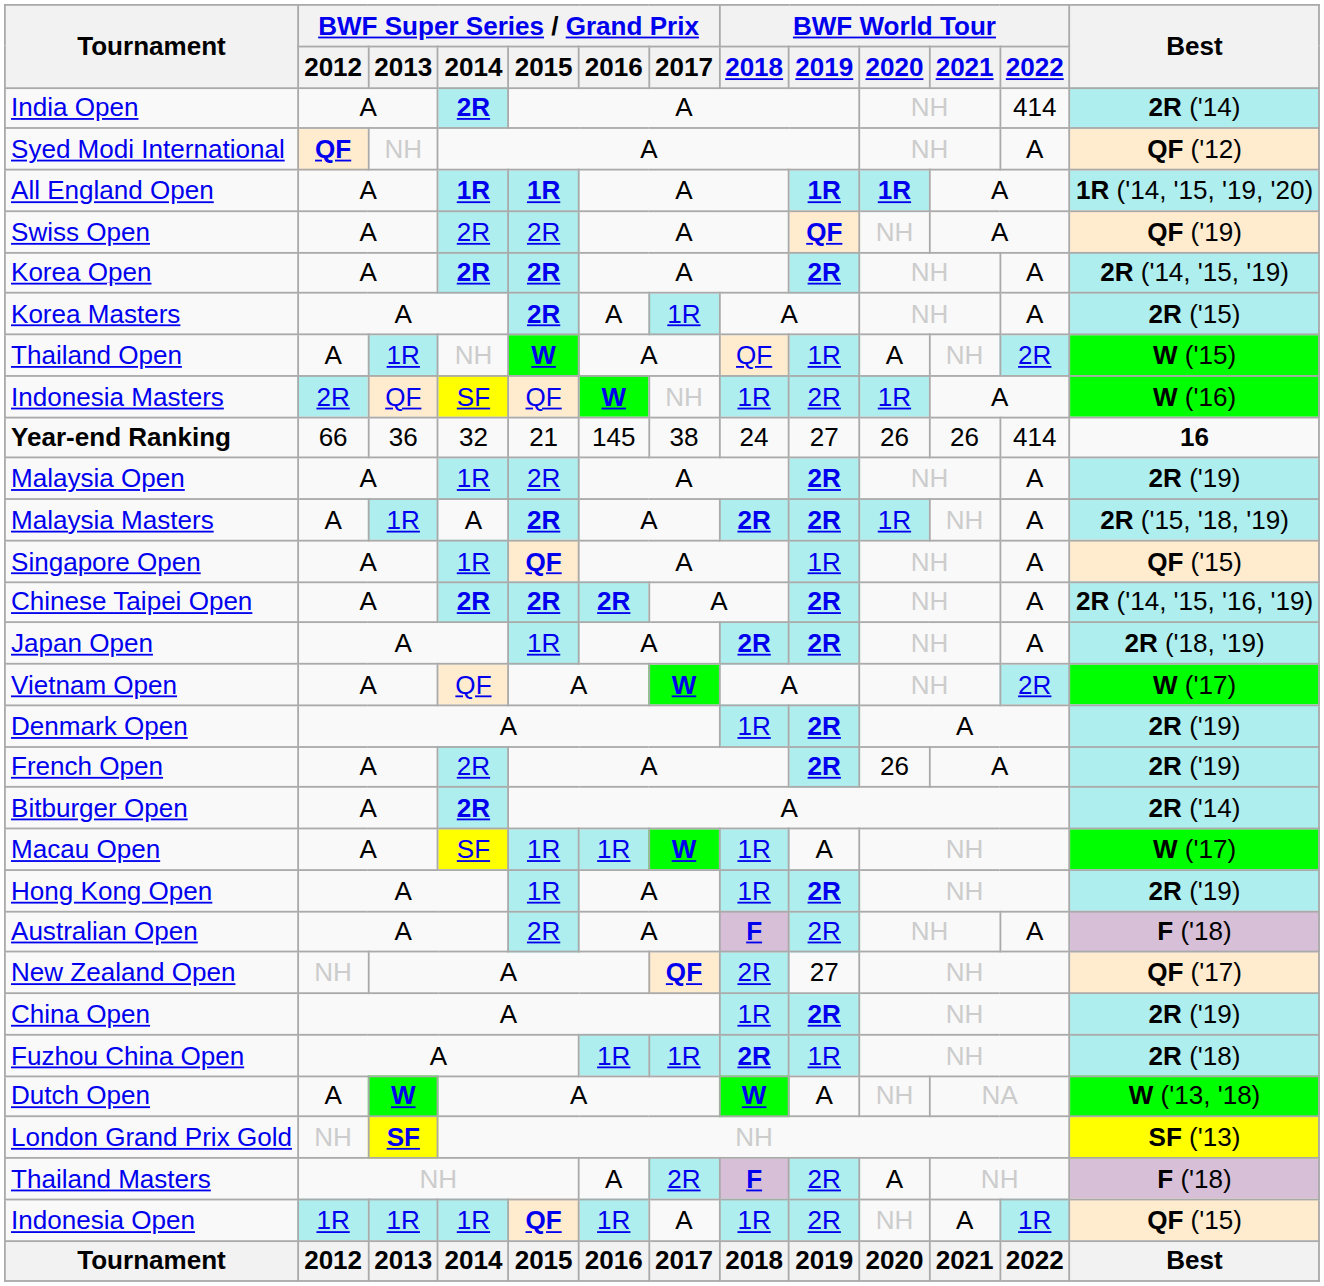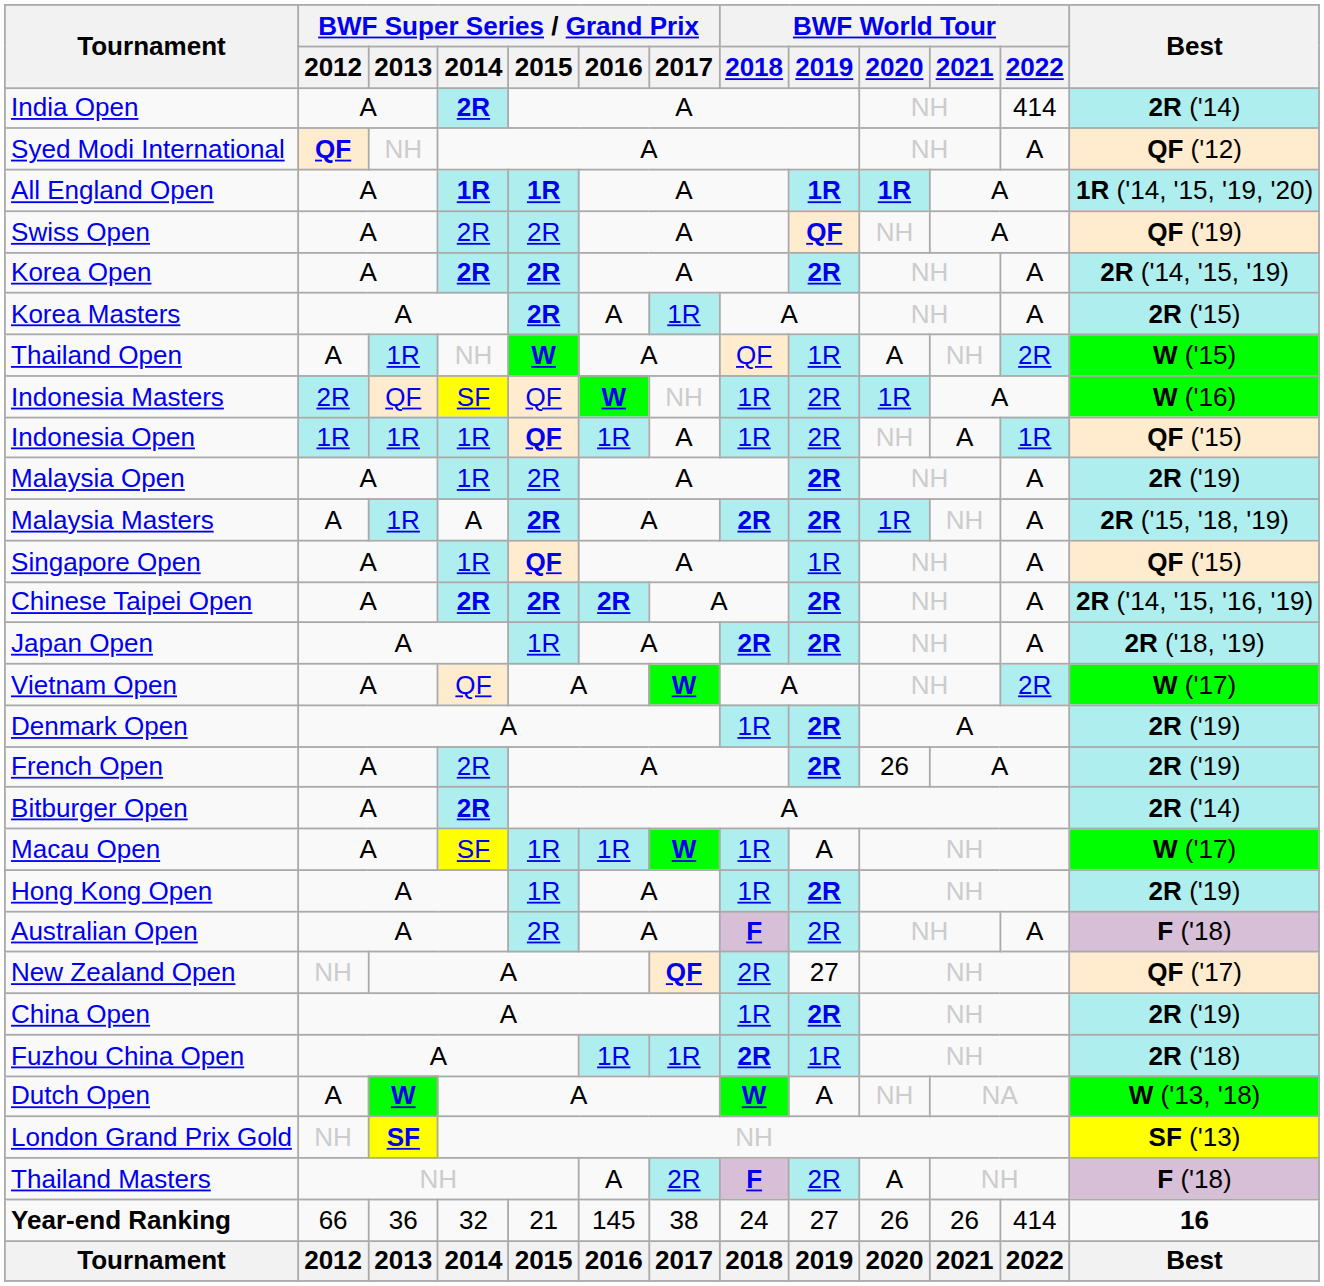rows swapped: (103, 1220) <-> (121, 438)
